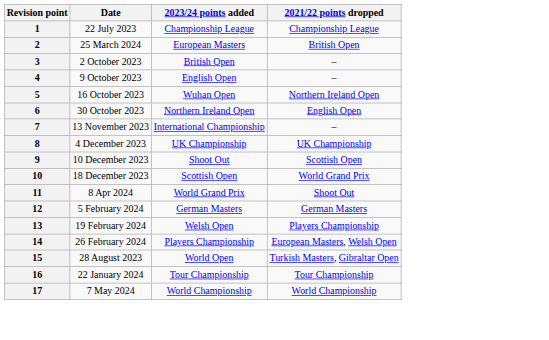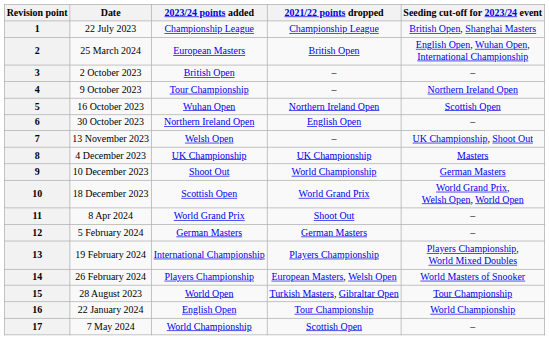+ column: (473, 13)
(209, 78) English Open -> (209, 90) Tour Championship
(209, 127) International Championship -> (209, 139) Welsh Open
(334, 160) Scottish Open -> (334, 172) World Championship
(209, 226) Welsh Open -> (209, 255) International Championship
(209, 275) Tour Championship -> (209, 310) English Open
(334, 291) World Championship -> (334, 326) Scottish Open
